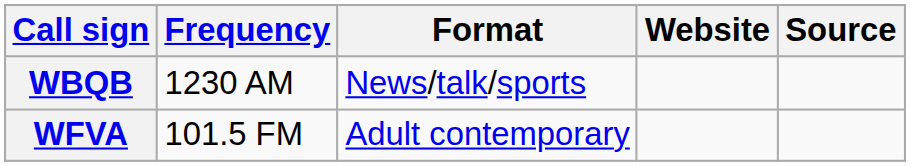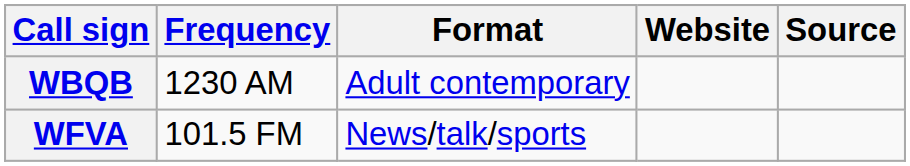(466, 82) News/talk/sports -> (488, 82) Adult contemporary
(488, 134) Adult contemporary -> (466, 134) News/talk/sports
